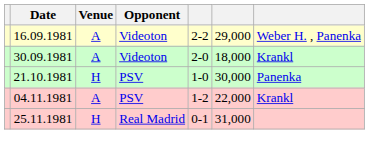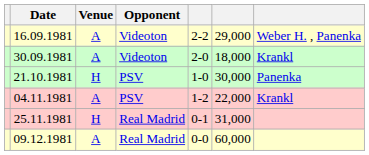+ row: (43, 139)
